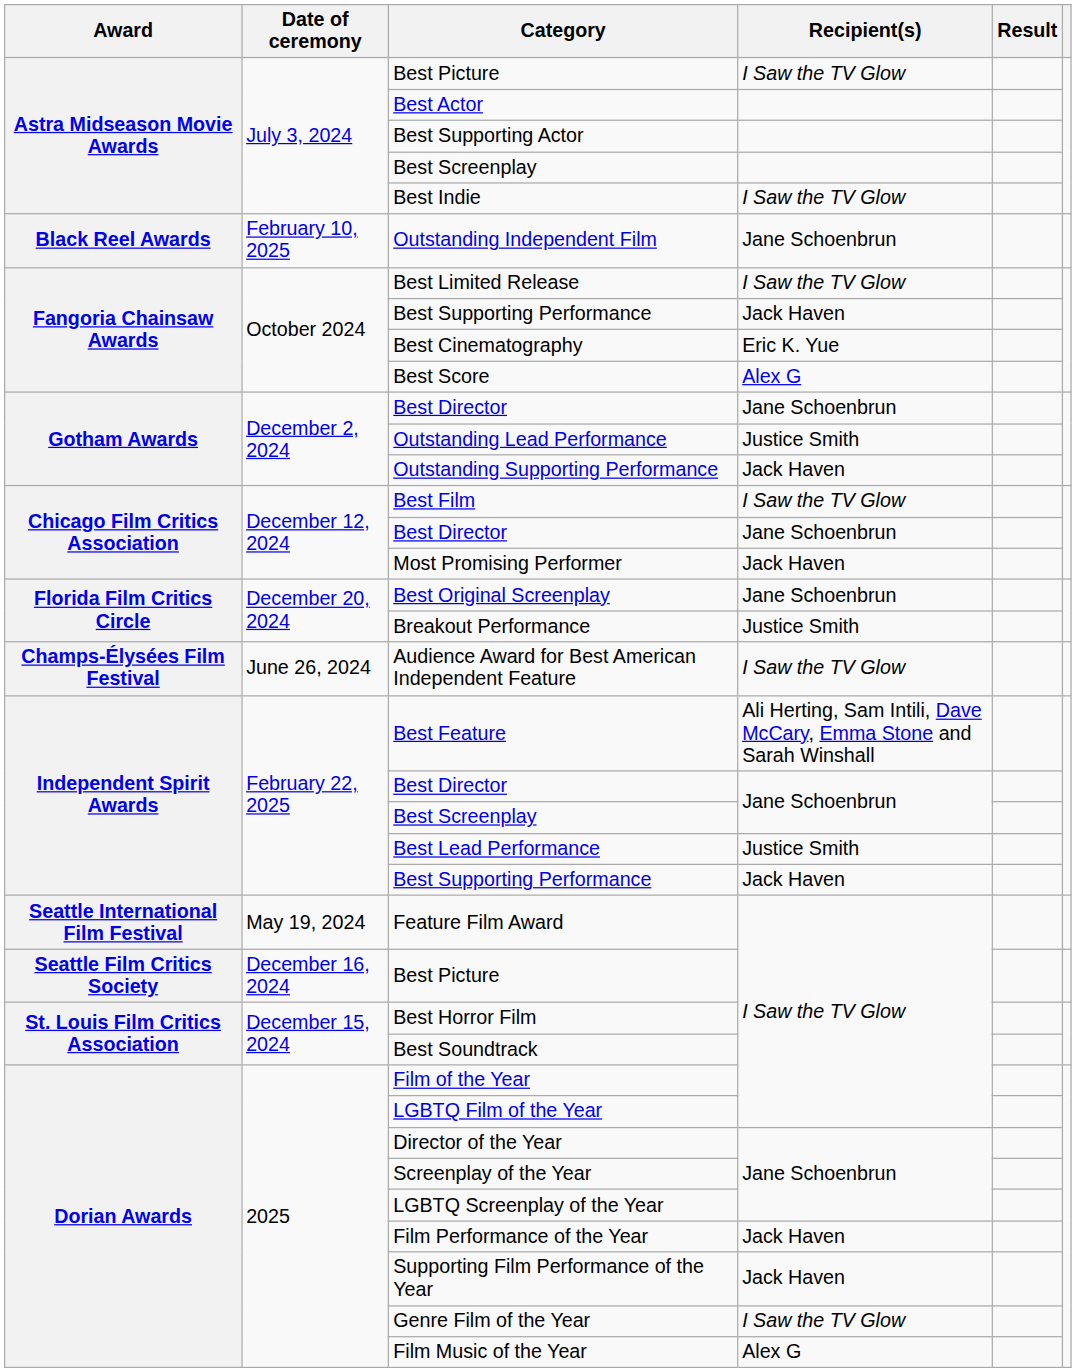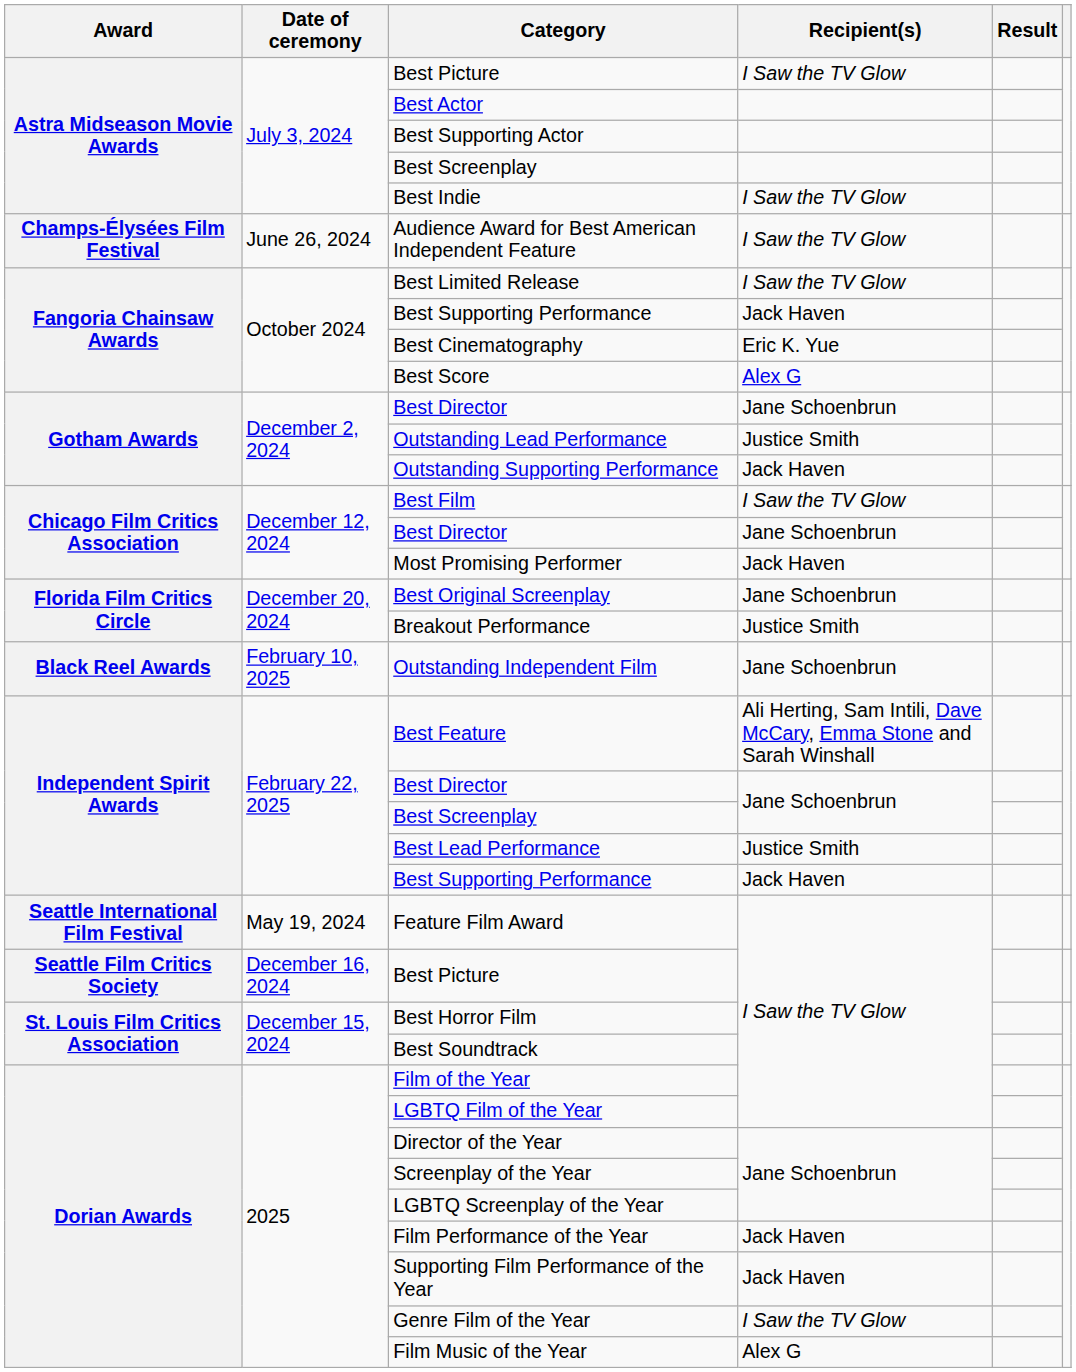rows swapped: (123, 668) <-> (123, 240)
